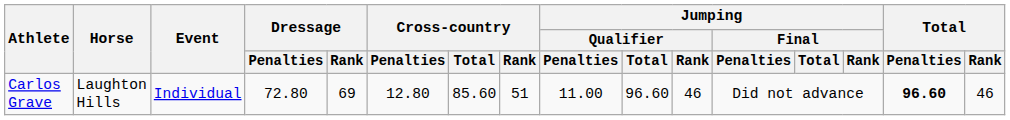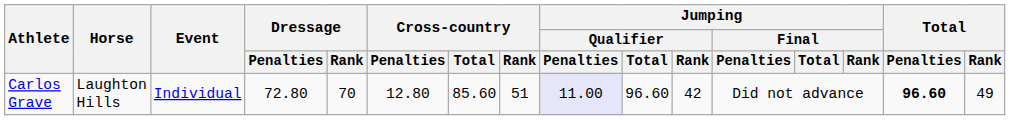(347, 94) 69 -> (347, 94) 70
(581, 94) no background -> (581, 94) lavender background
(693, 94) 46 -> (693, 94) 42
(985, 94) 46 -> (985, 94) 49
